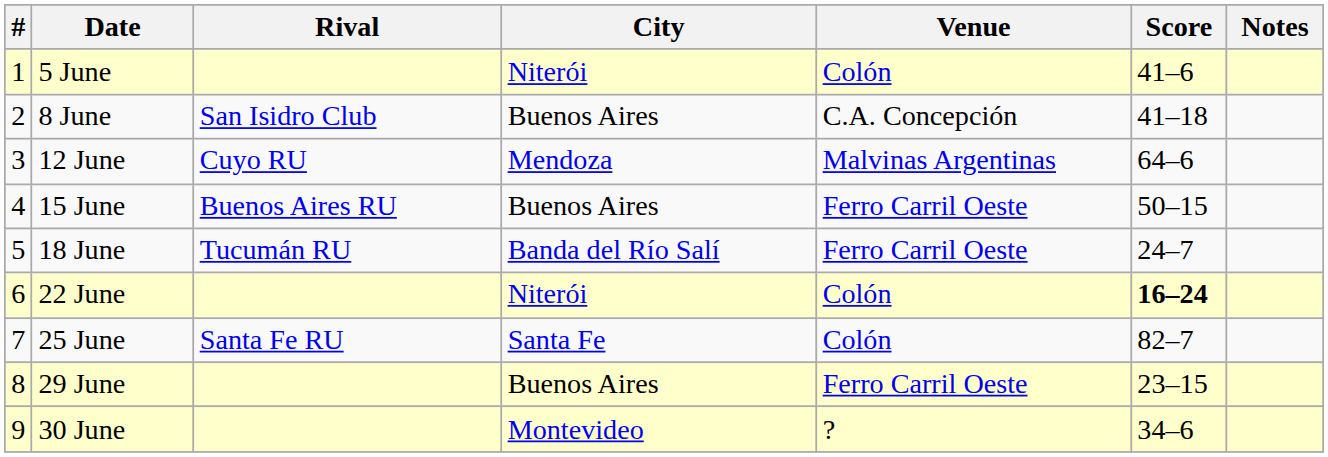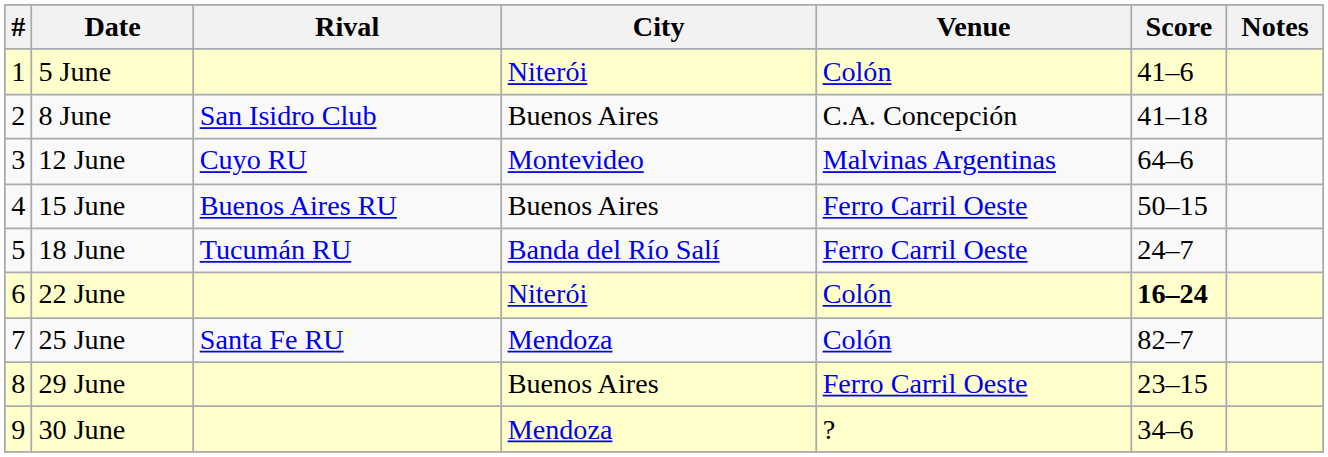(560, 160) Mendoza -> (576, 160) Montevideo
(557, 339) Santa Fe -> (560, 339) Mendoza
(576, 428) Montevideo -> (560, 428) Mendoza
